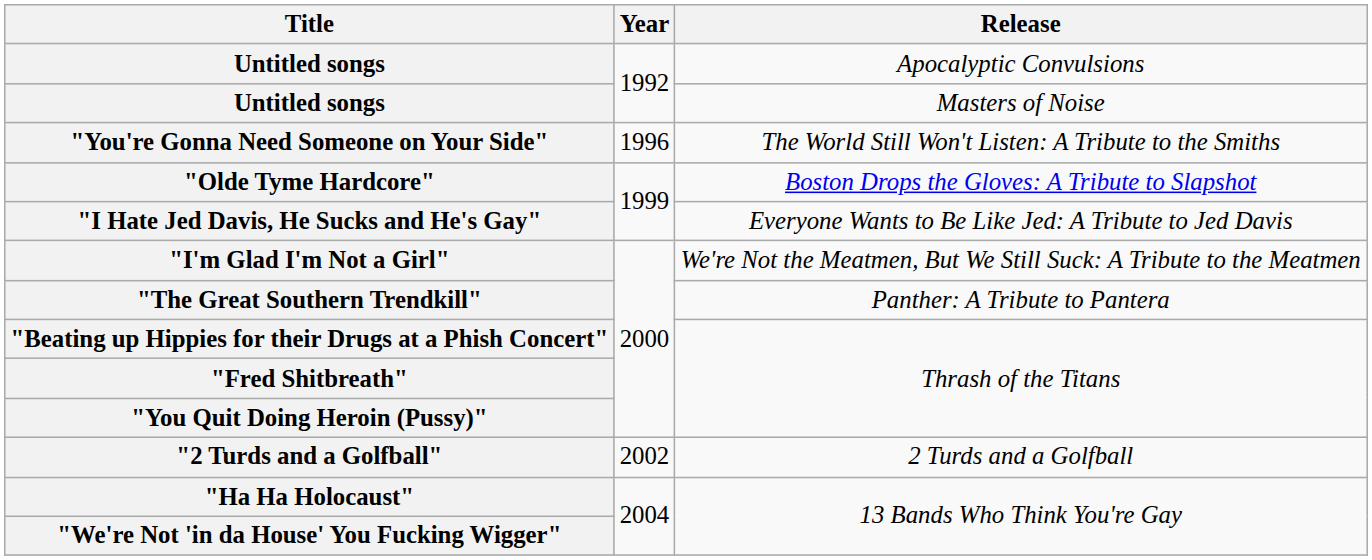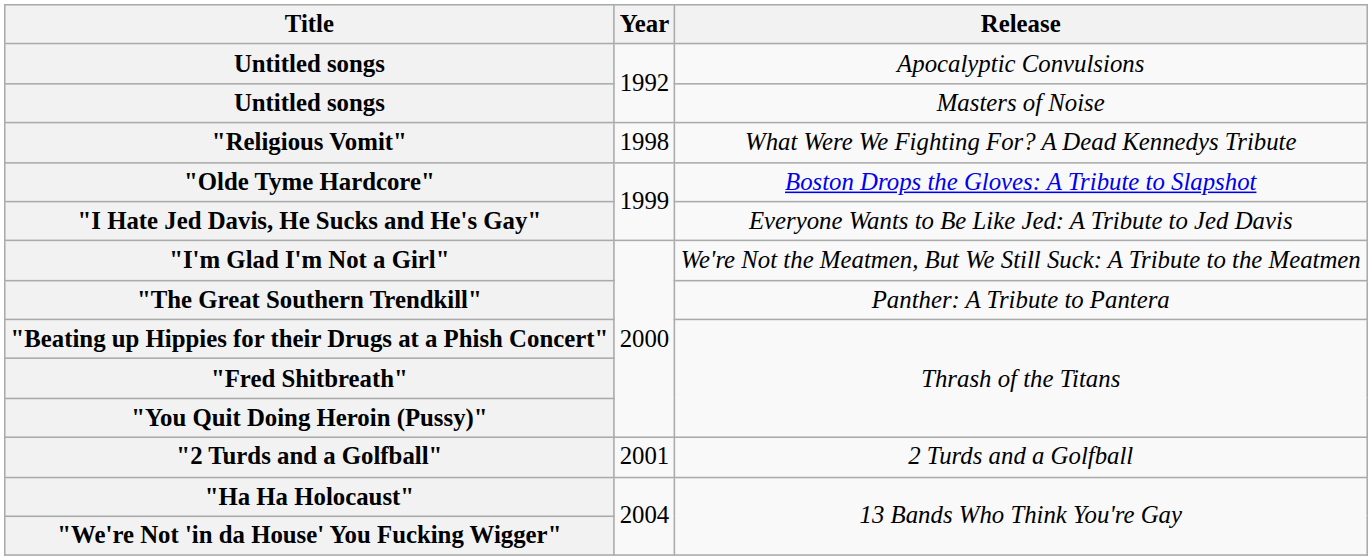- row: (309, 142)
+ row: (309, 142)
(644, 456) 2002 -> (644, 456) 2001
